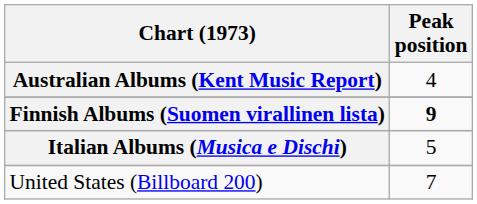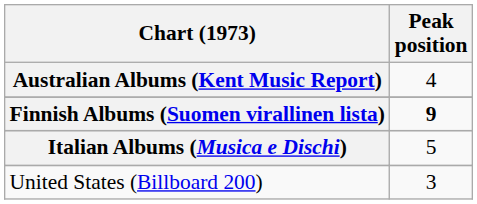(431, 181) 7 -> (431, 181) 3
